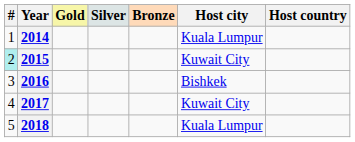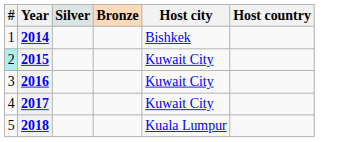- column: (70, 15)
(222, 37) Kuala Lumpur -> (168, 37) Bishkek
(204, 81) Bishkek -> (179, 81) Kuwait City
